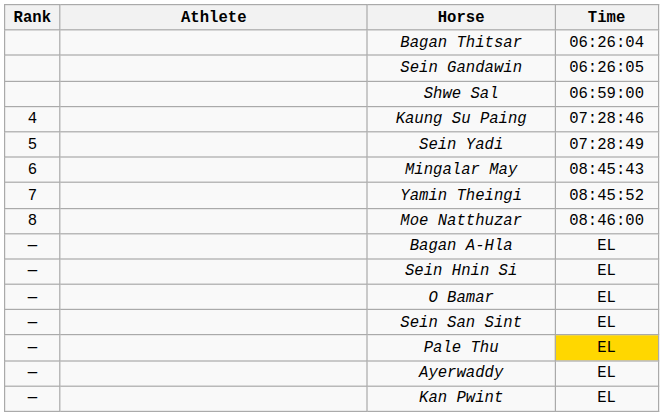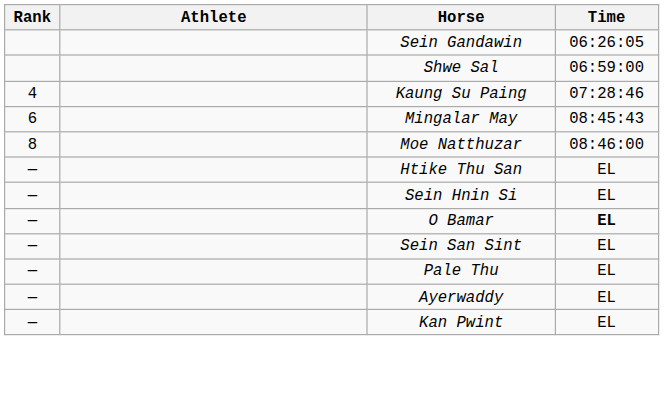- row: (461, 43)
- row: (461, 144)
- row: (461, 195)
- row: (461, 246)
+ row: (461, 170)
(607, 297) normal -> (607, 221) bold
(607, 348) gold background -> (607, 272) no background
